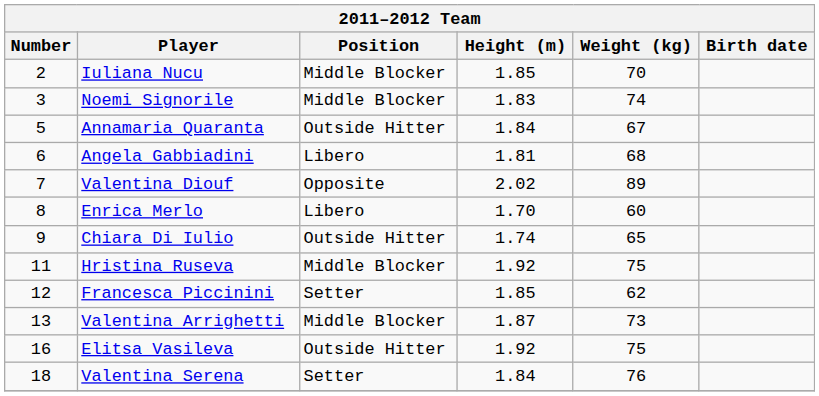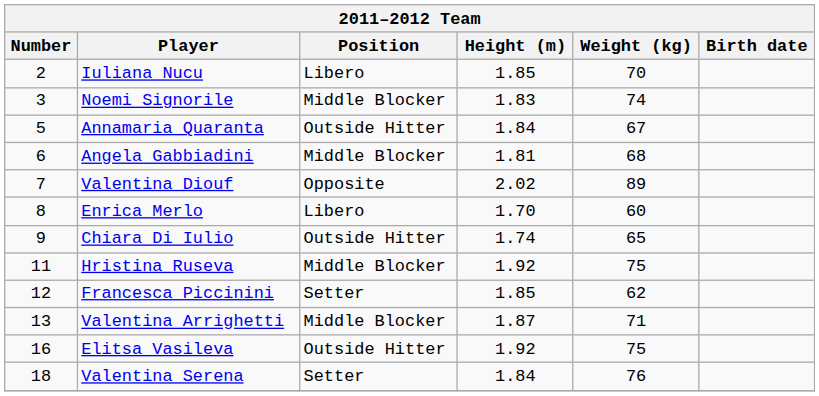(375, 74) Middle Blocker -> (334, 74) Libero
(334, 156) Libero -> (375, 156) Middle Blocker
(636, 321) 73 -> (636, 321) 71
